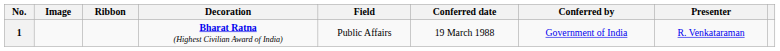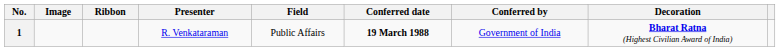columns swapped: (228, 12) <-> (711, 12)
(465, 33) normal -> (398, 33) bold
